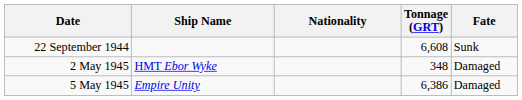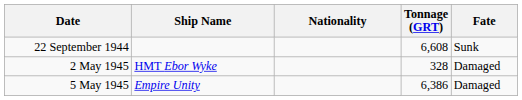(439, 66) 348 -> (439, 66) 328
